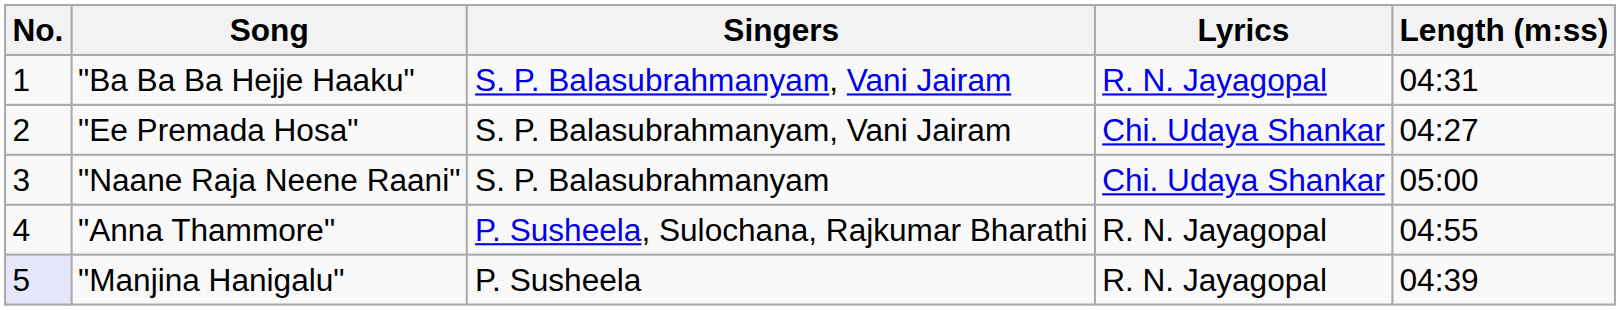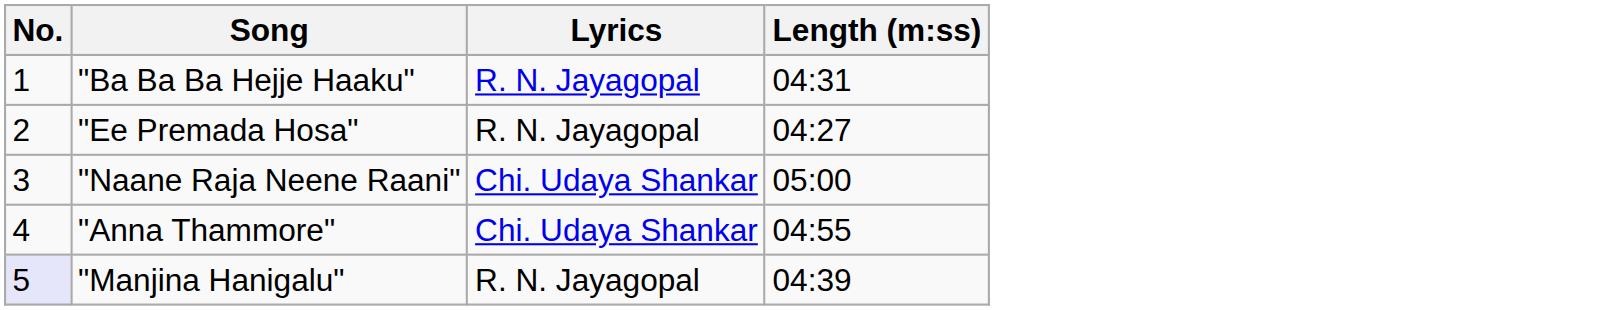- column: (781, 30)
(1244, 130) Chi. Udaya Shankar -> (588, 130) R. N. Jayagopal
(1215, 230) R. N. Jayagopal -> (616, 230) Chi. Udaya Shankar
